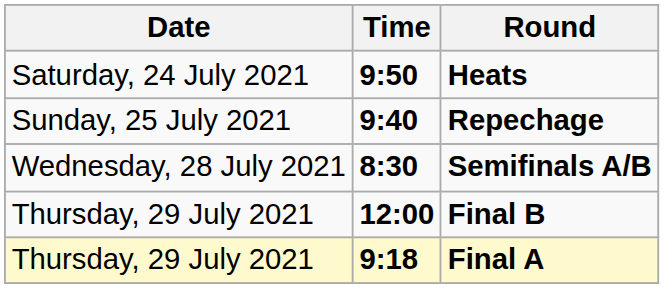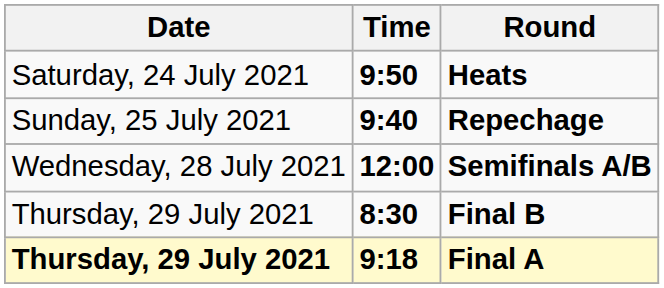(389, 167) 8:30 -> (397, 167) 12:00
(397, 213) 12:00 -> (389, 213) 8:30
(163, 259) normal -> (171, 259) bold
